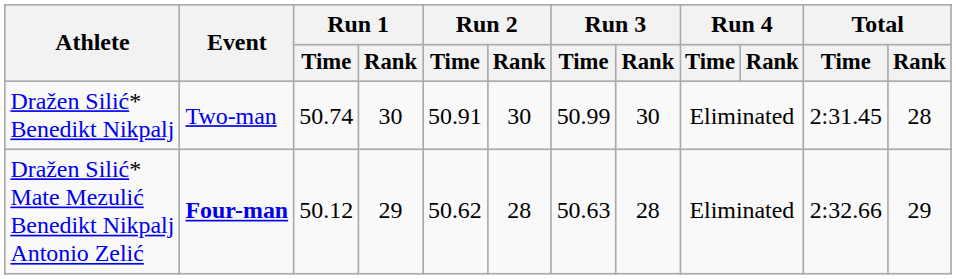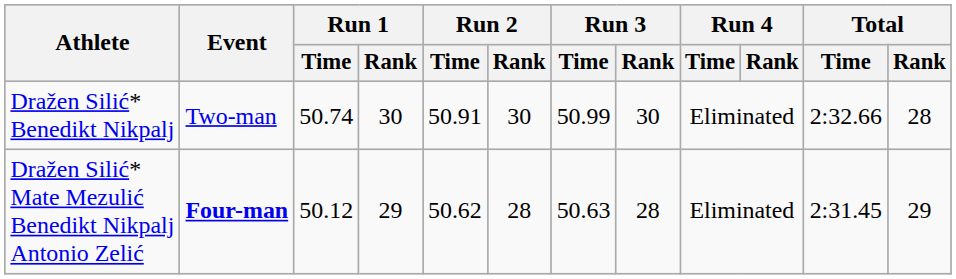(846, 115) 2:31.45 -> (846, 115) 2:32.66
(846, 211) 2:32.66 -> (846, 211) 2:31.45
